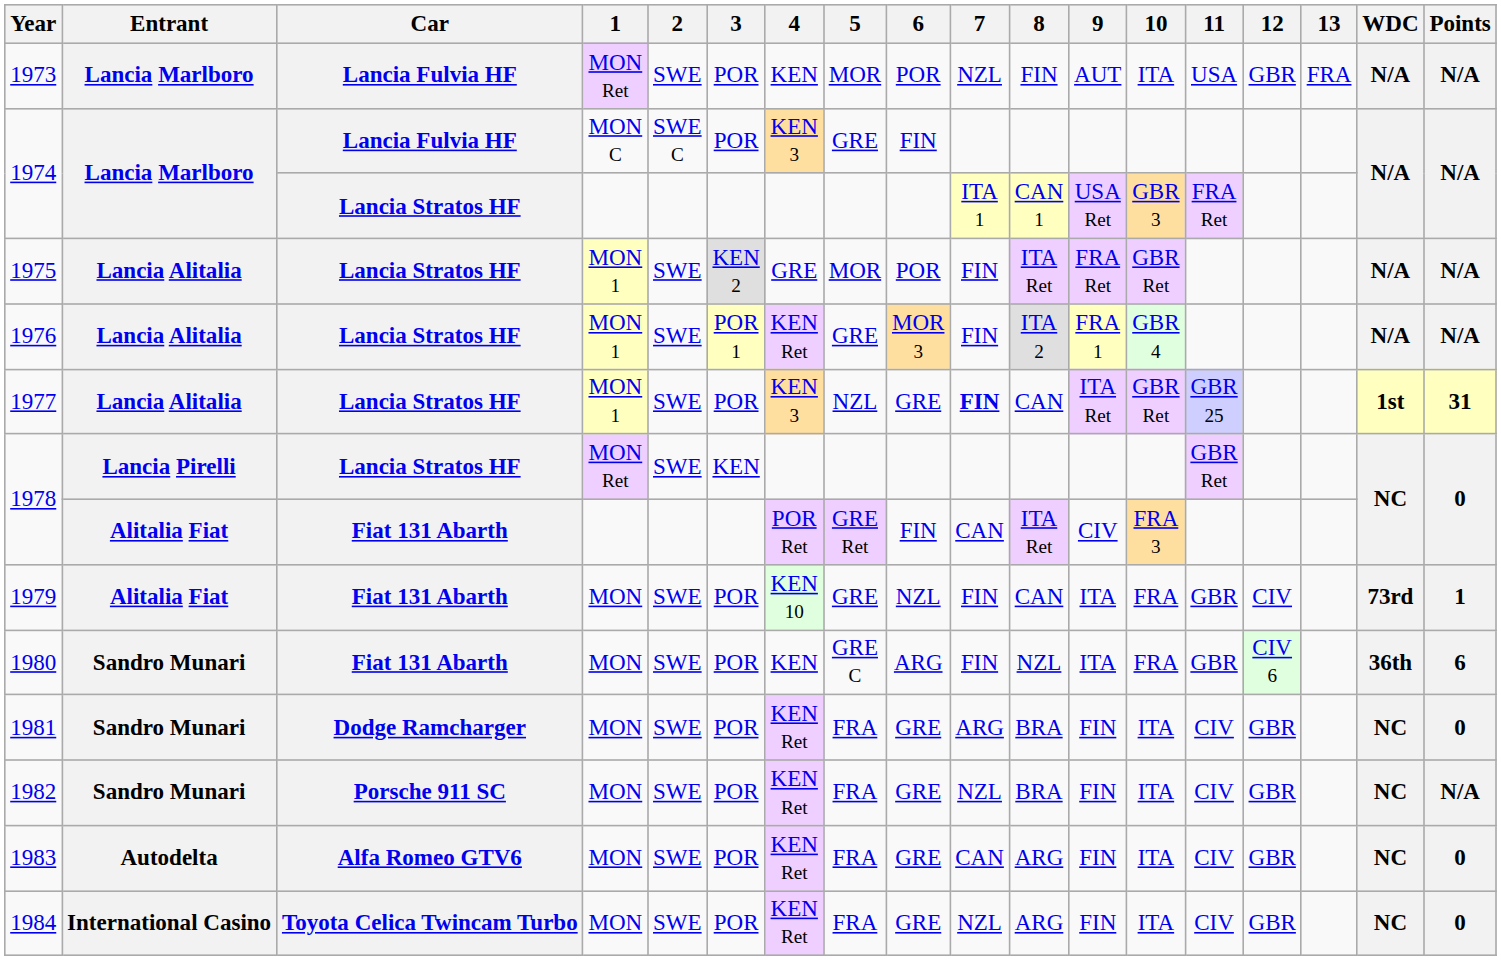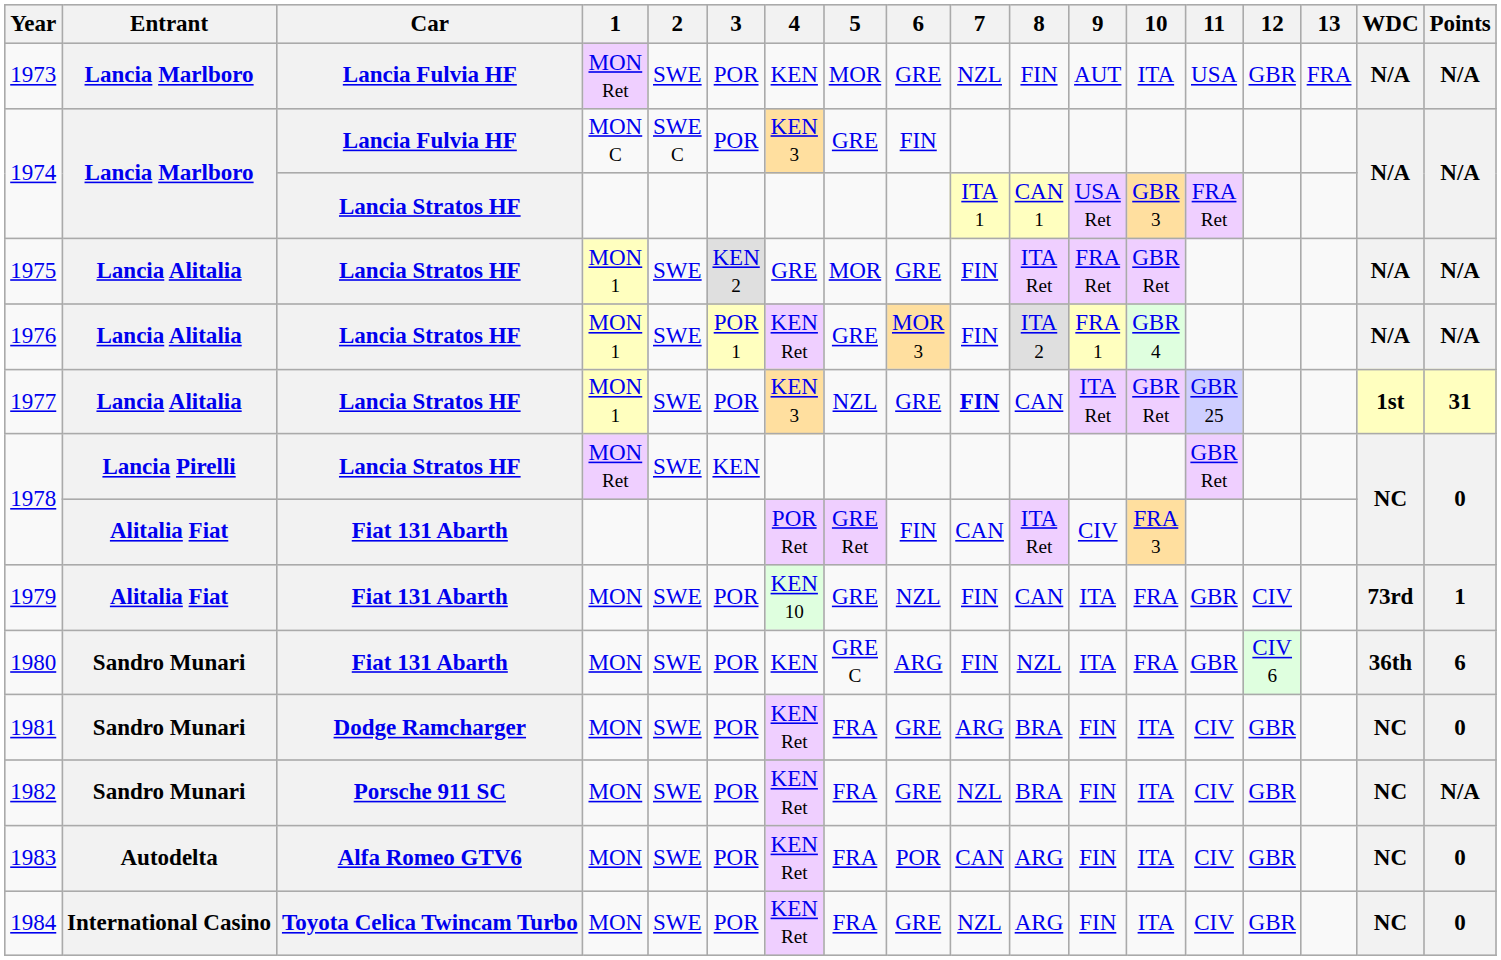(918, 75) POR -> (918, 75) GRE
(918, 271) POR -> (918, 271) GRE
(918, 857) GRE -> (918, 857) POR
